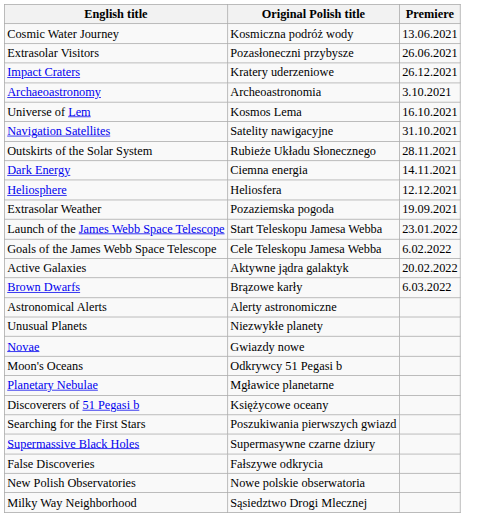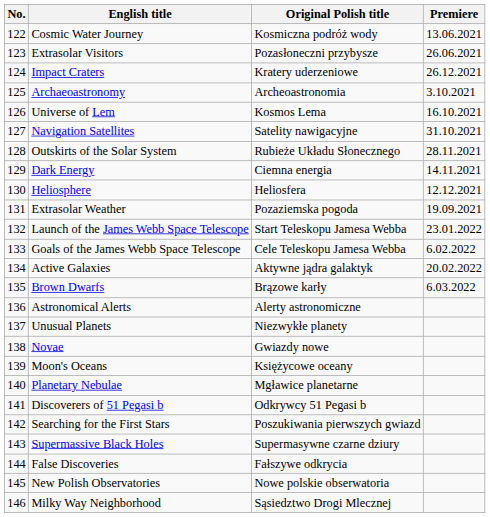+ column: (16, 14)
(286, 365) Odkrywcy 51 Pegasi b -> (303, 365) Księżycowe oceany
(279, 405) Księżycowe oceany -> (310, 405) Odkrywcy 51 Pegasi b
